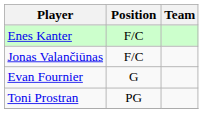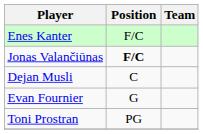(134, 56) normal -> (134, 56) bold
+ row: (40, 77)
